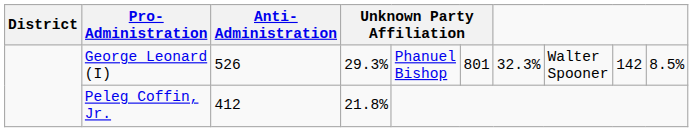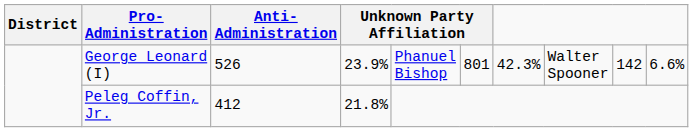(366, 65) 29.3% -> (366, 65) 23.9%
(519, 65) 32.3% -> (519, 65) 42.3%
(667, 65) 8.5% -> (667, 65) 6.6%
